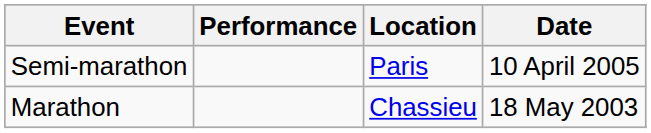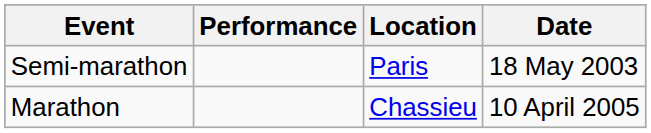(564, 66) 10 April 2005 -> (564, 66) 18 May 2003
(564, 107) 18 May 2003 -> (564, 107) 10 April 2005
